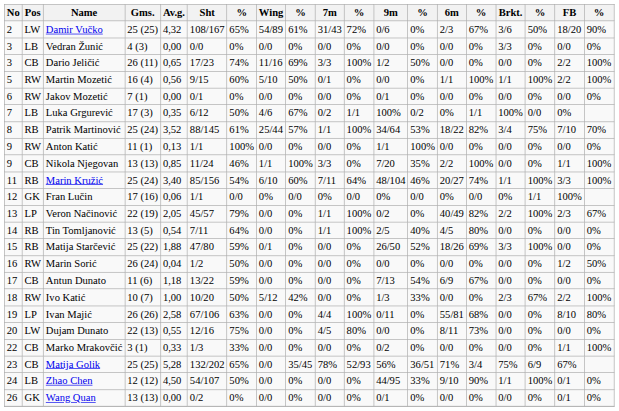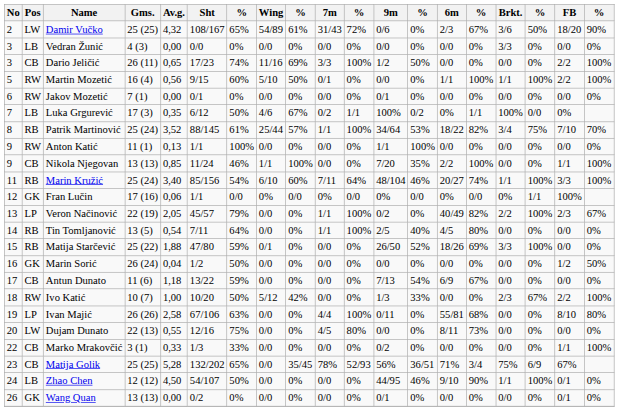(324, 163) 3/3 -> (324, 163) 0/0
(33, 264) RW -> (32, 264) GK
(420, 381) 33% -> (420, 381) 46%
